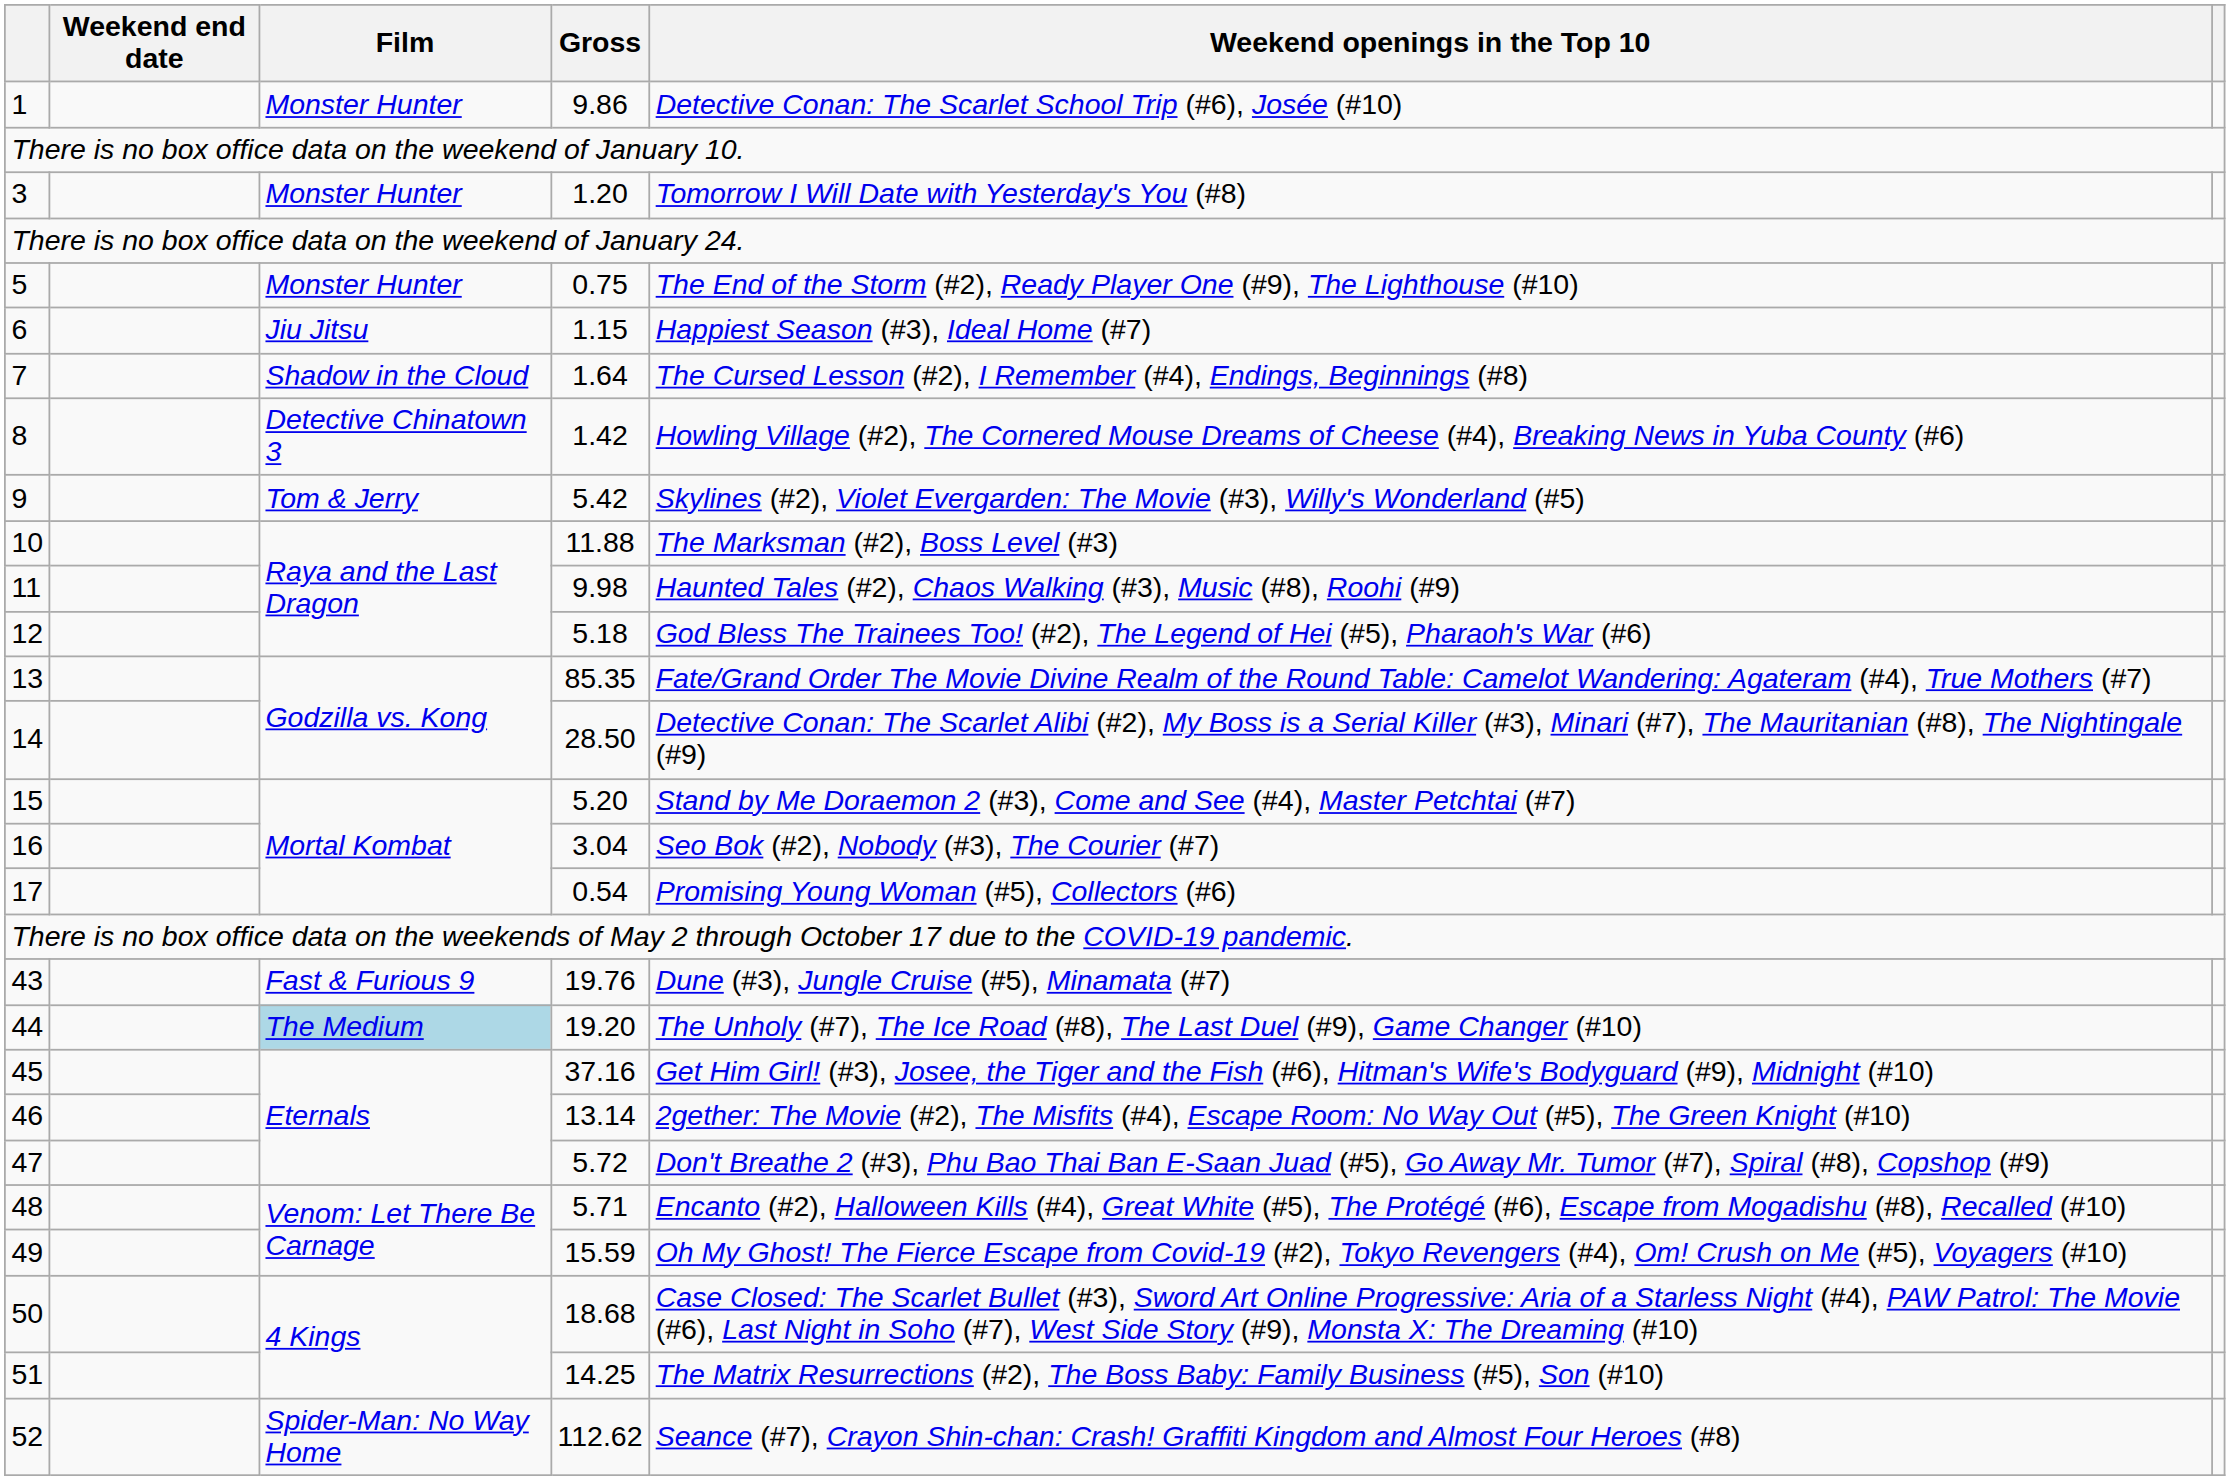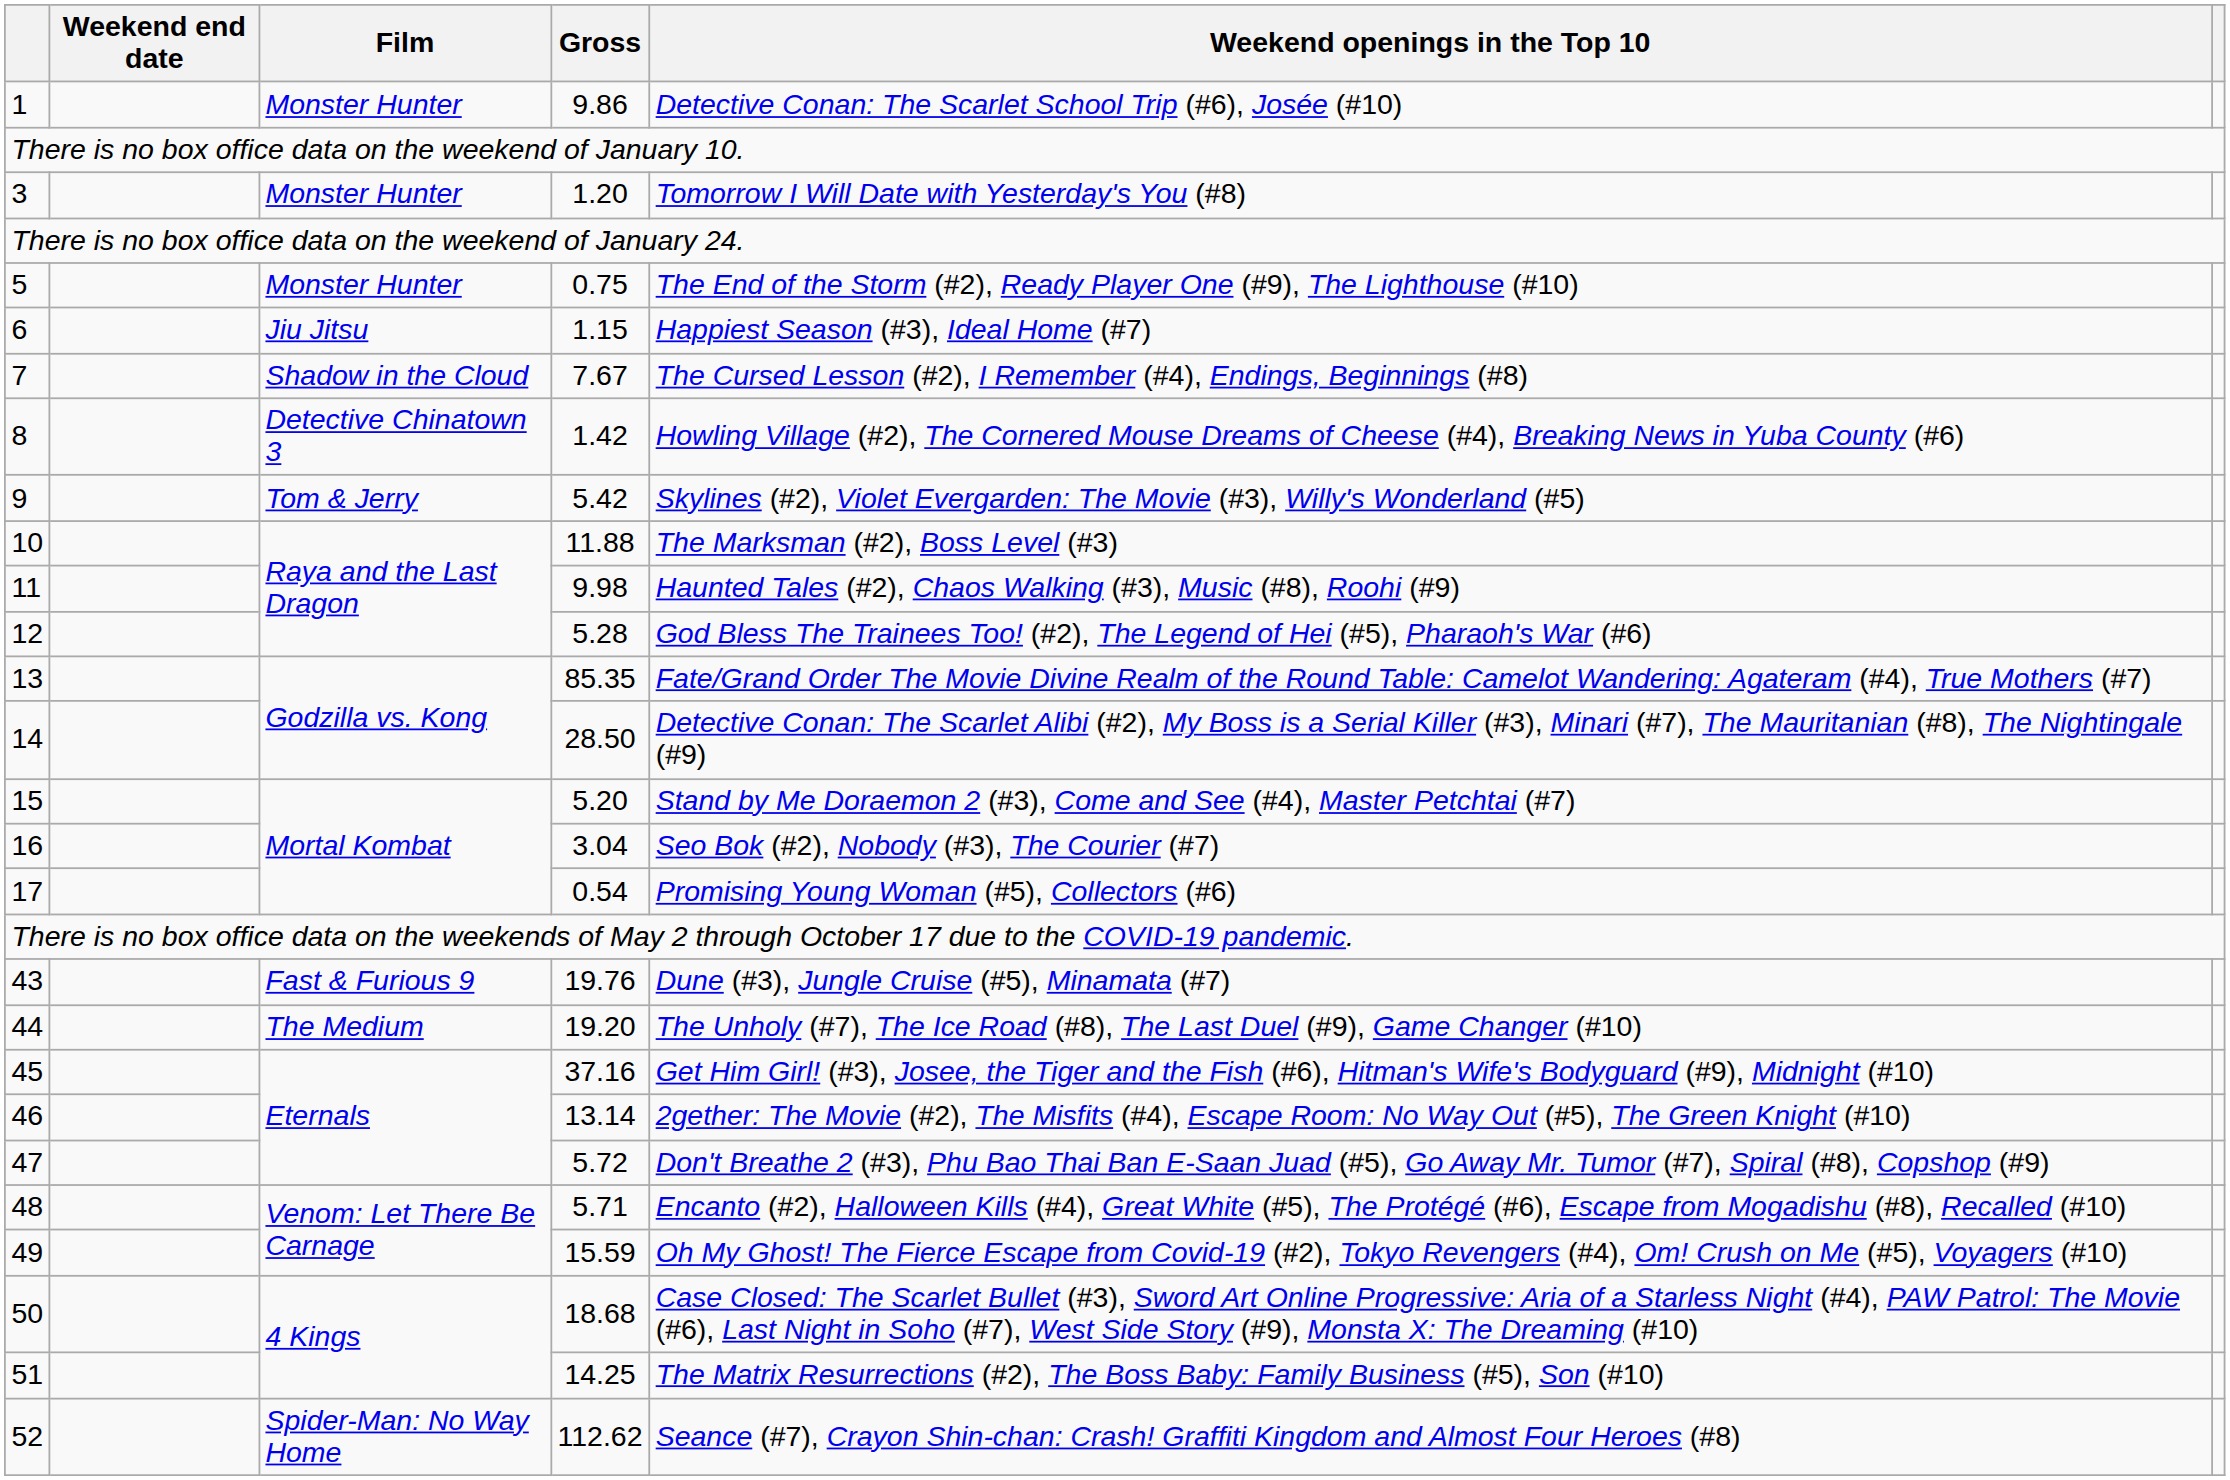(600, 375) 1.64 -> (600, 375) 7.67
(600, 633) 5.18 -> (600, 633) 5.28
(345, 1026) lightblue background -> (345, 1026) no background
